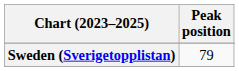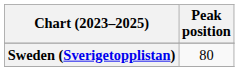(206, 54) 79 -> (206, 54) 80
